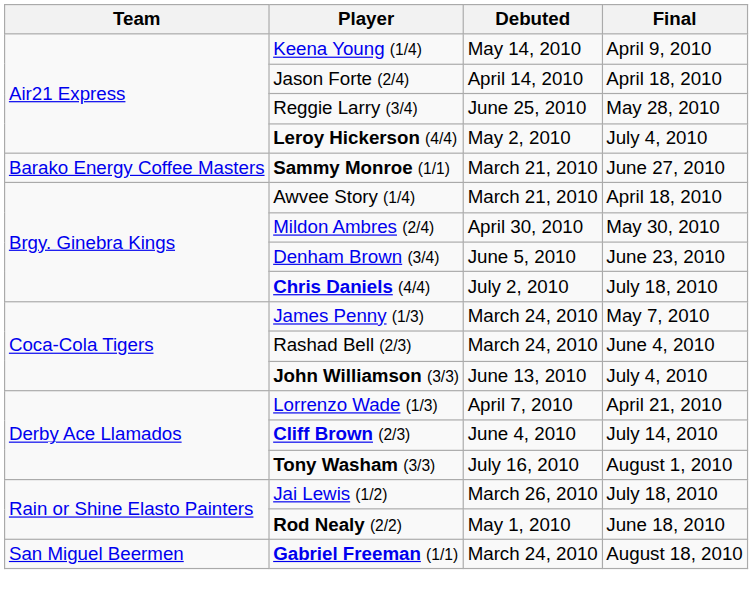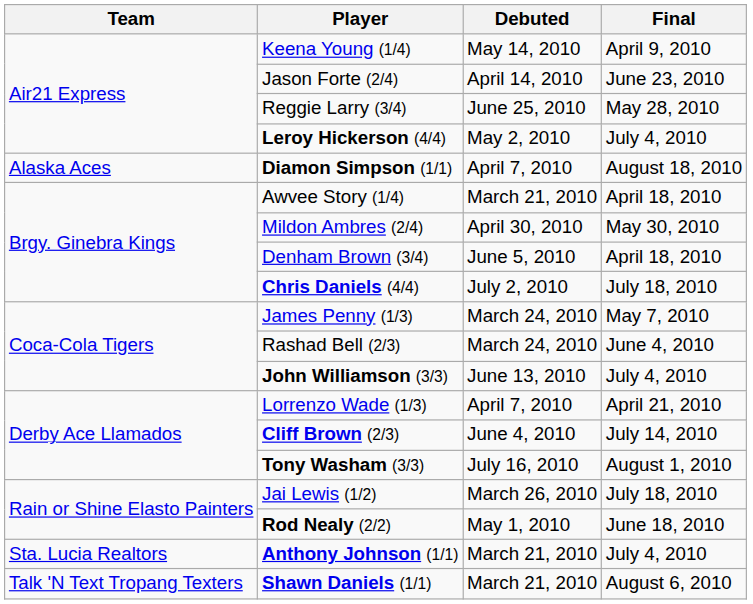(664, 78) April 18, 2010 -> (665, 78) June 23, 2010
+ row: (357, 167)
- row: (361, 167)
(666, 256) June 23, 2010 -> (664, 256) April 18, 2010
- row: (366, 553)
+ row: (360, 553)
+ row: (347, 583)
